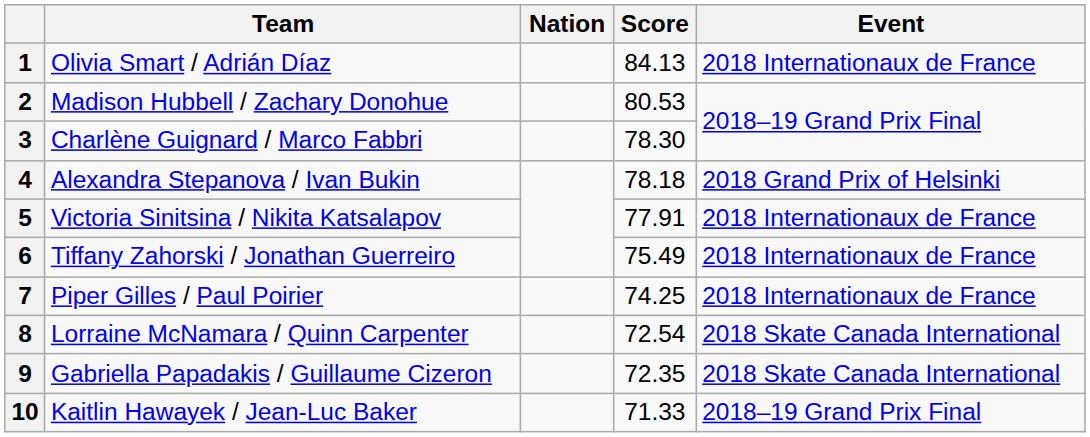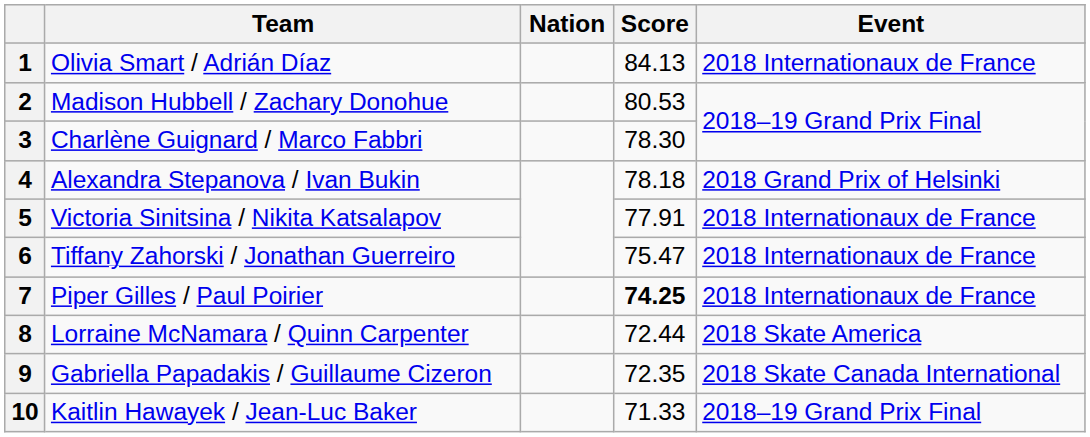(655, 256) 75.49 -> (655, 256) 75.47
(655, 295) normal -> (655, 295) bold
(655, 334) 72.54 -> (655, 334) 72.44
(881, 334) 2018 Skate Canada International -> (812, 334) 2018 Skate America
